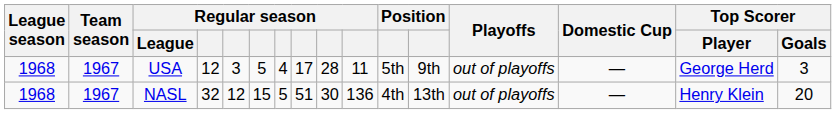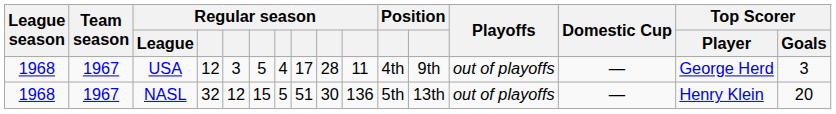(393, 69) 5th -> (393, 69) 4th
(393, 95) 4th -> (393, 95) 5th
